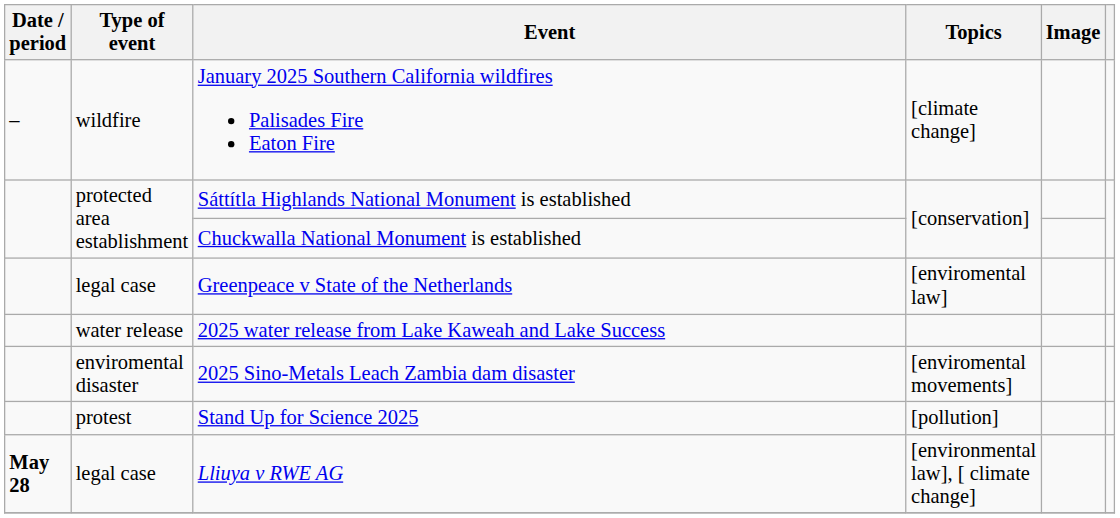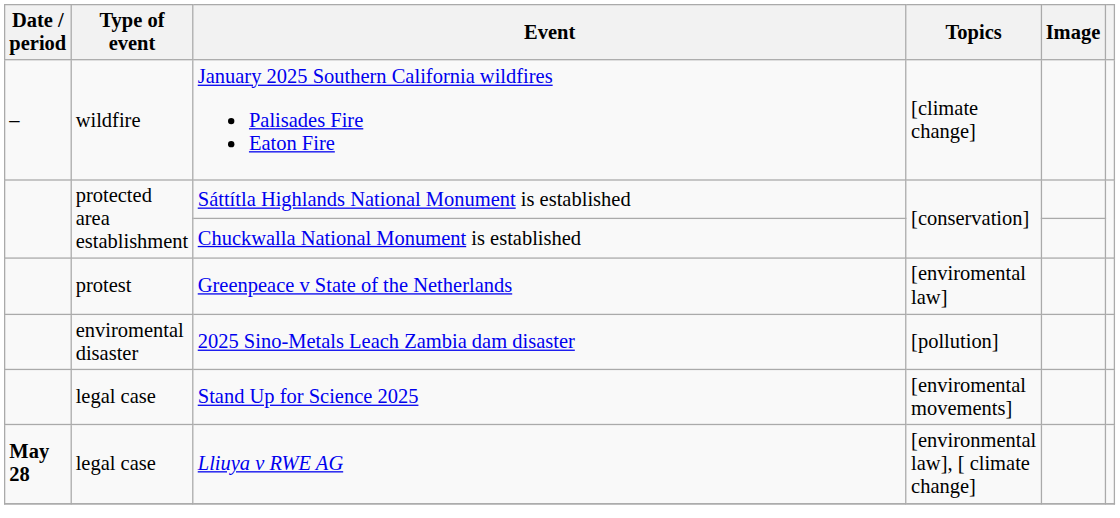(116, 285) legal case -> (104, 285) protest
- row: (431, 329)
(969, 373) [enviromental movements] -> (955, 341) [pollution]
(104, 417) protest -> (116, 396) legal case
(955, 417) [pollution] -> (969, 396) [enviromental movements]
